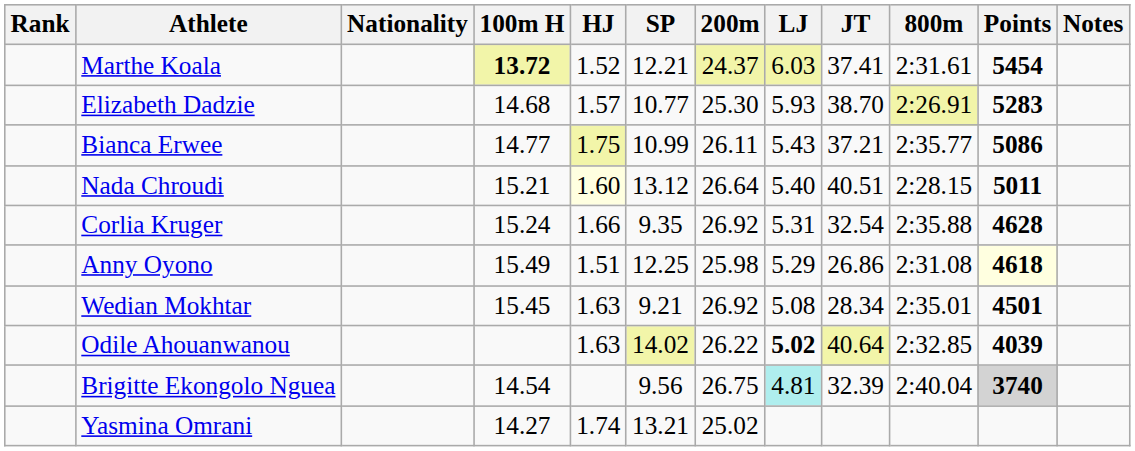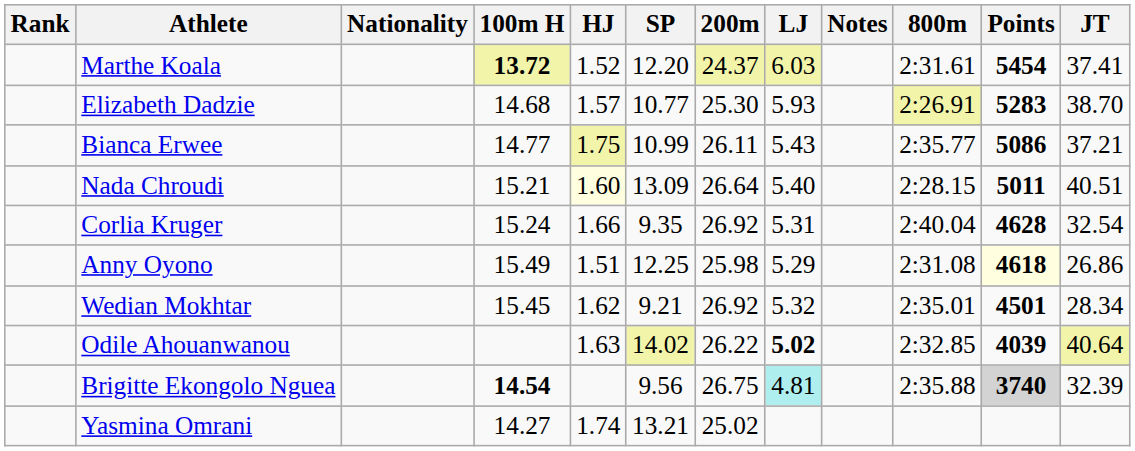columns swapped: (856, 24) <-> (1093, 24)
(661, 64) 12.21 -> (661, 64) 12.20
(661, 184) 13.12 -> (661, 184) 13.09
(934, 225) 2:35.88 -> (937, 225) 2:40.04
(598, 305) 1.63 -> (598, 305) 1.62
(793, 305) 5.08 -> (793, 305) 5.32
(522, 385) normal -> (522, 385) bold
(934, 385) 2:40.04 -> (937, 385) 2:35.88
